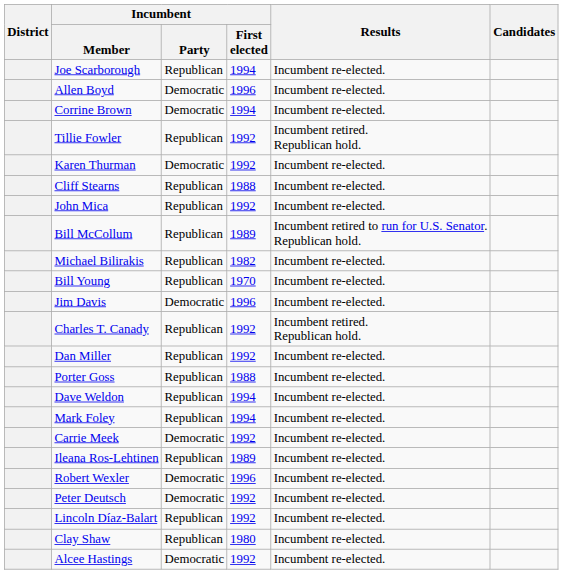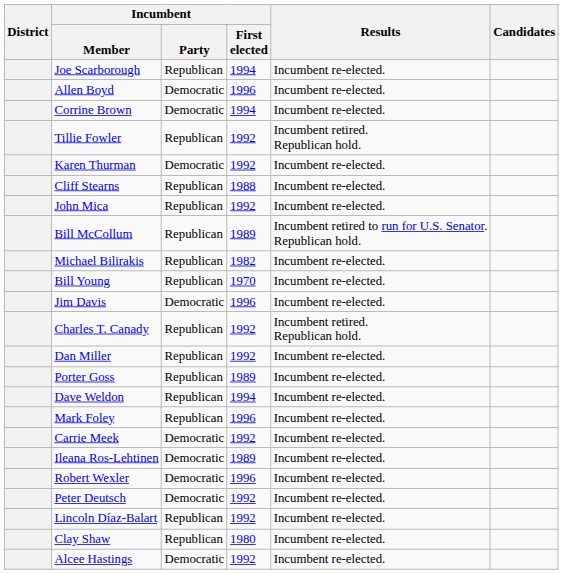(243, 376) 1988 -> (243, 376) 1989
(243, 417) 1994 -> (243, 417) 1996
(194, 457) Republican -> (194, 457) Democratic
